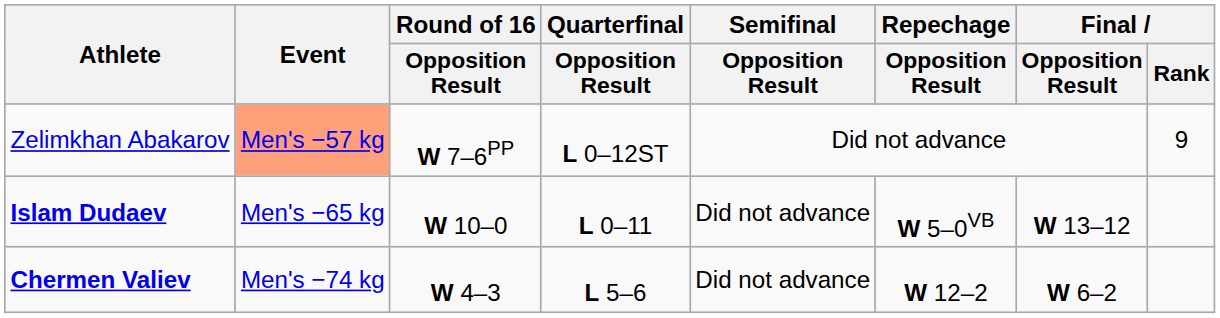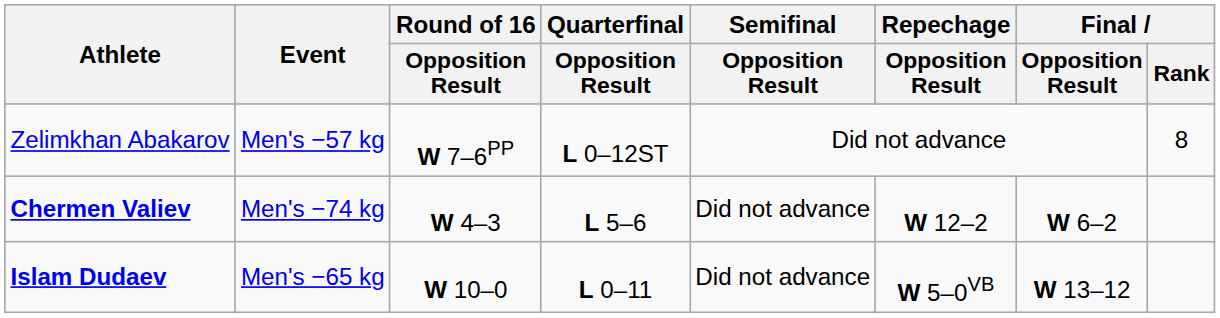(313, 140) lightsalmon background -> (313, 140) no background
(1182, 140) 9 -> (1182, 140) 8
rows swapped: (88, 212) <-> (101, 280)
